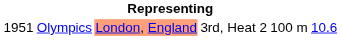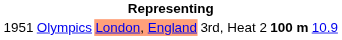(289, 27) normal -> (289, 27) bold
(324, 27) 10.6 -> (325, 27) 10.9
